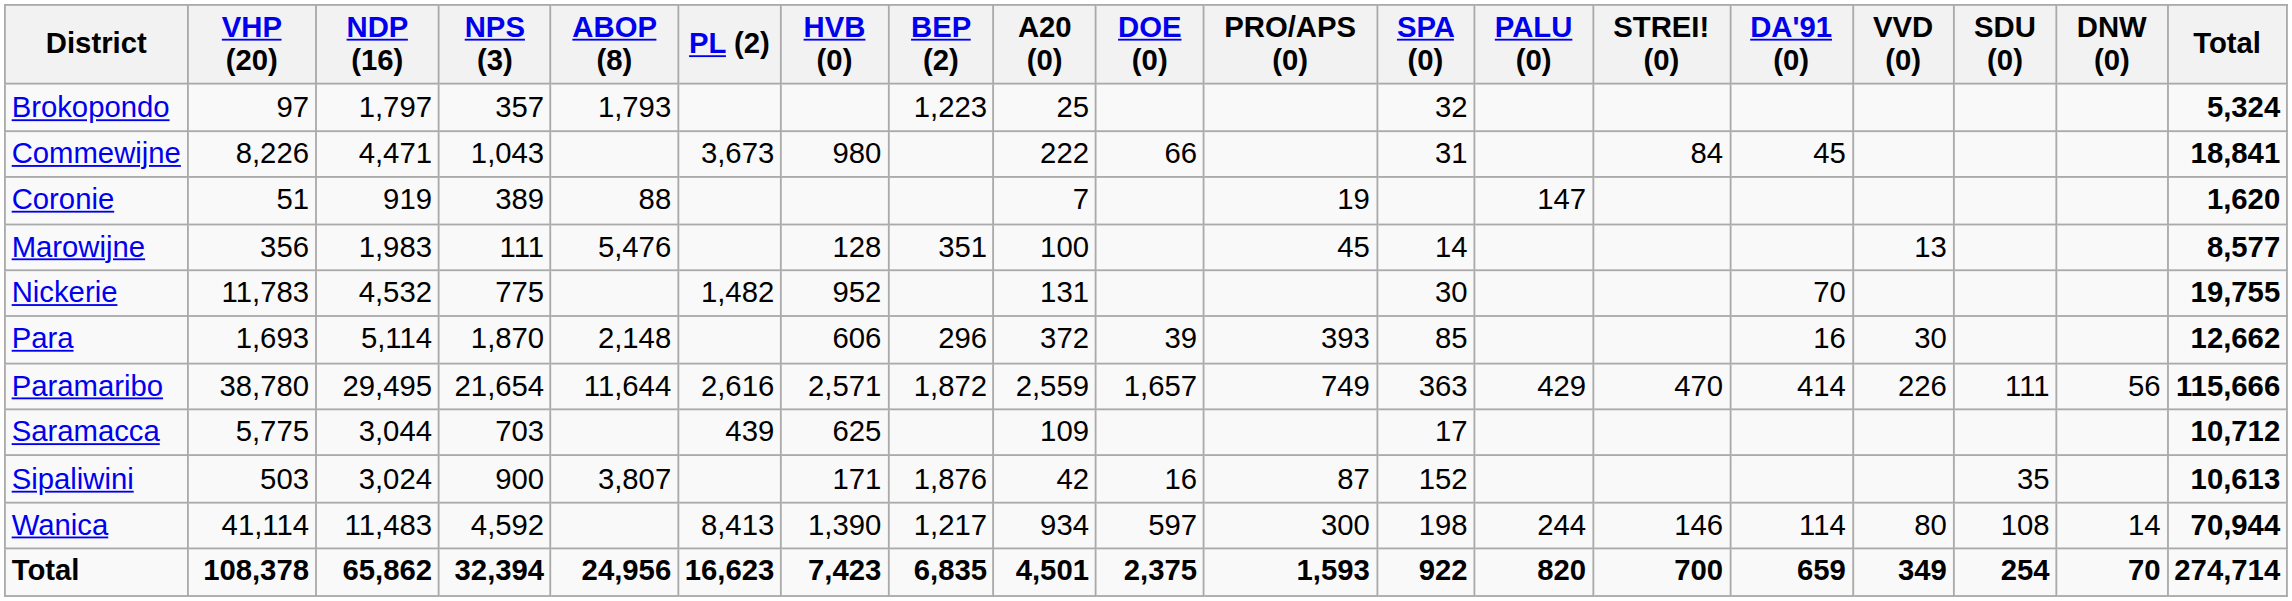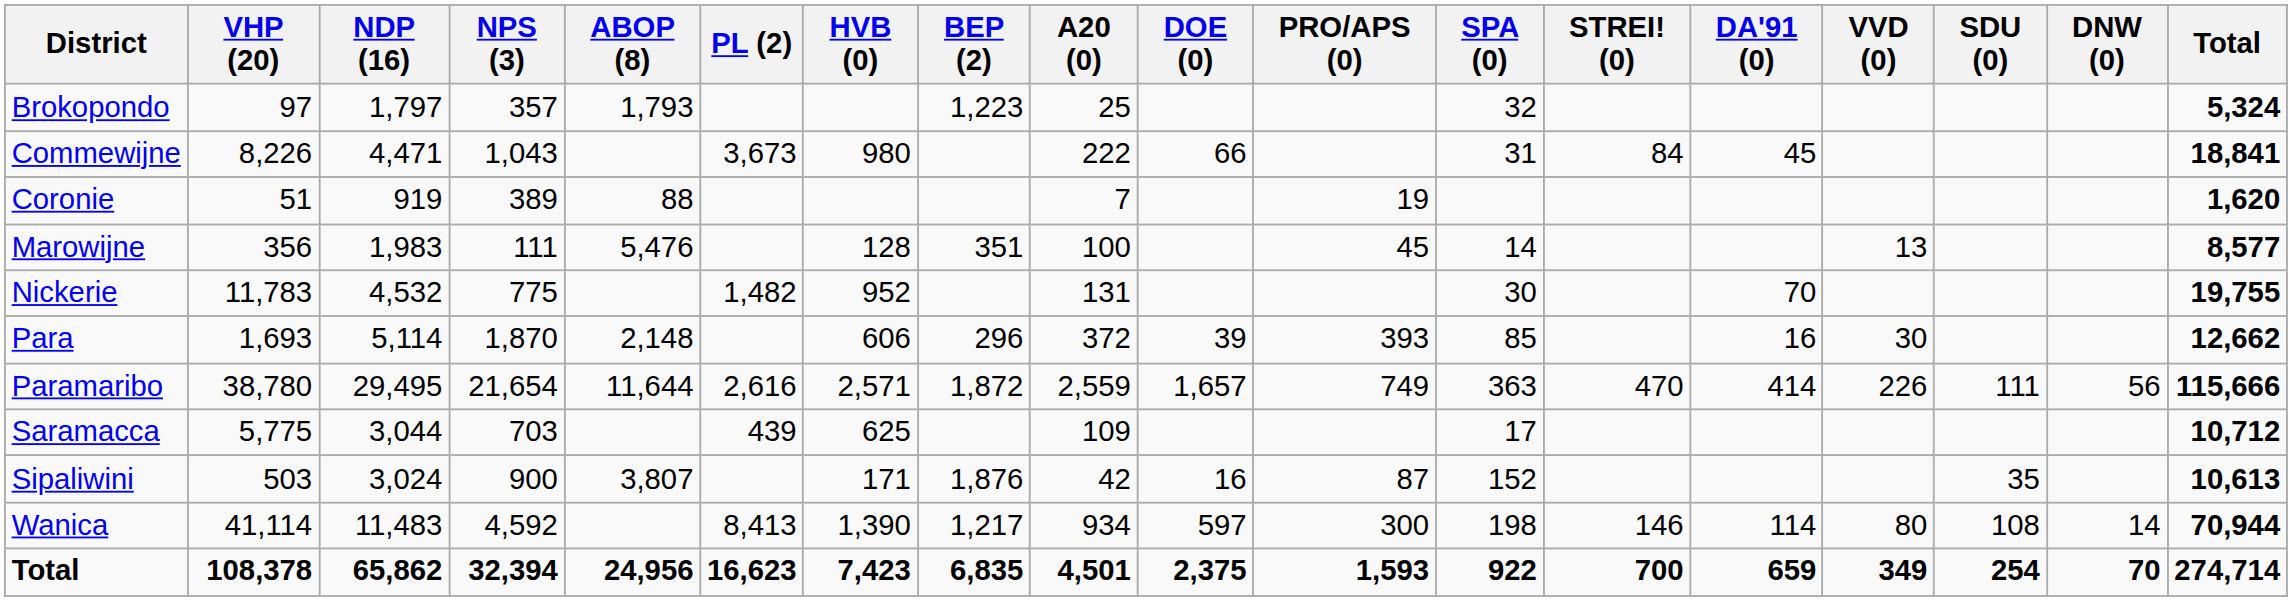- column: (1534, 44)
